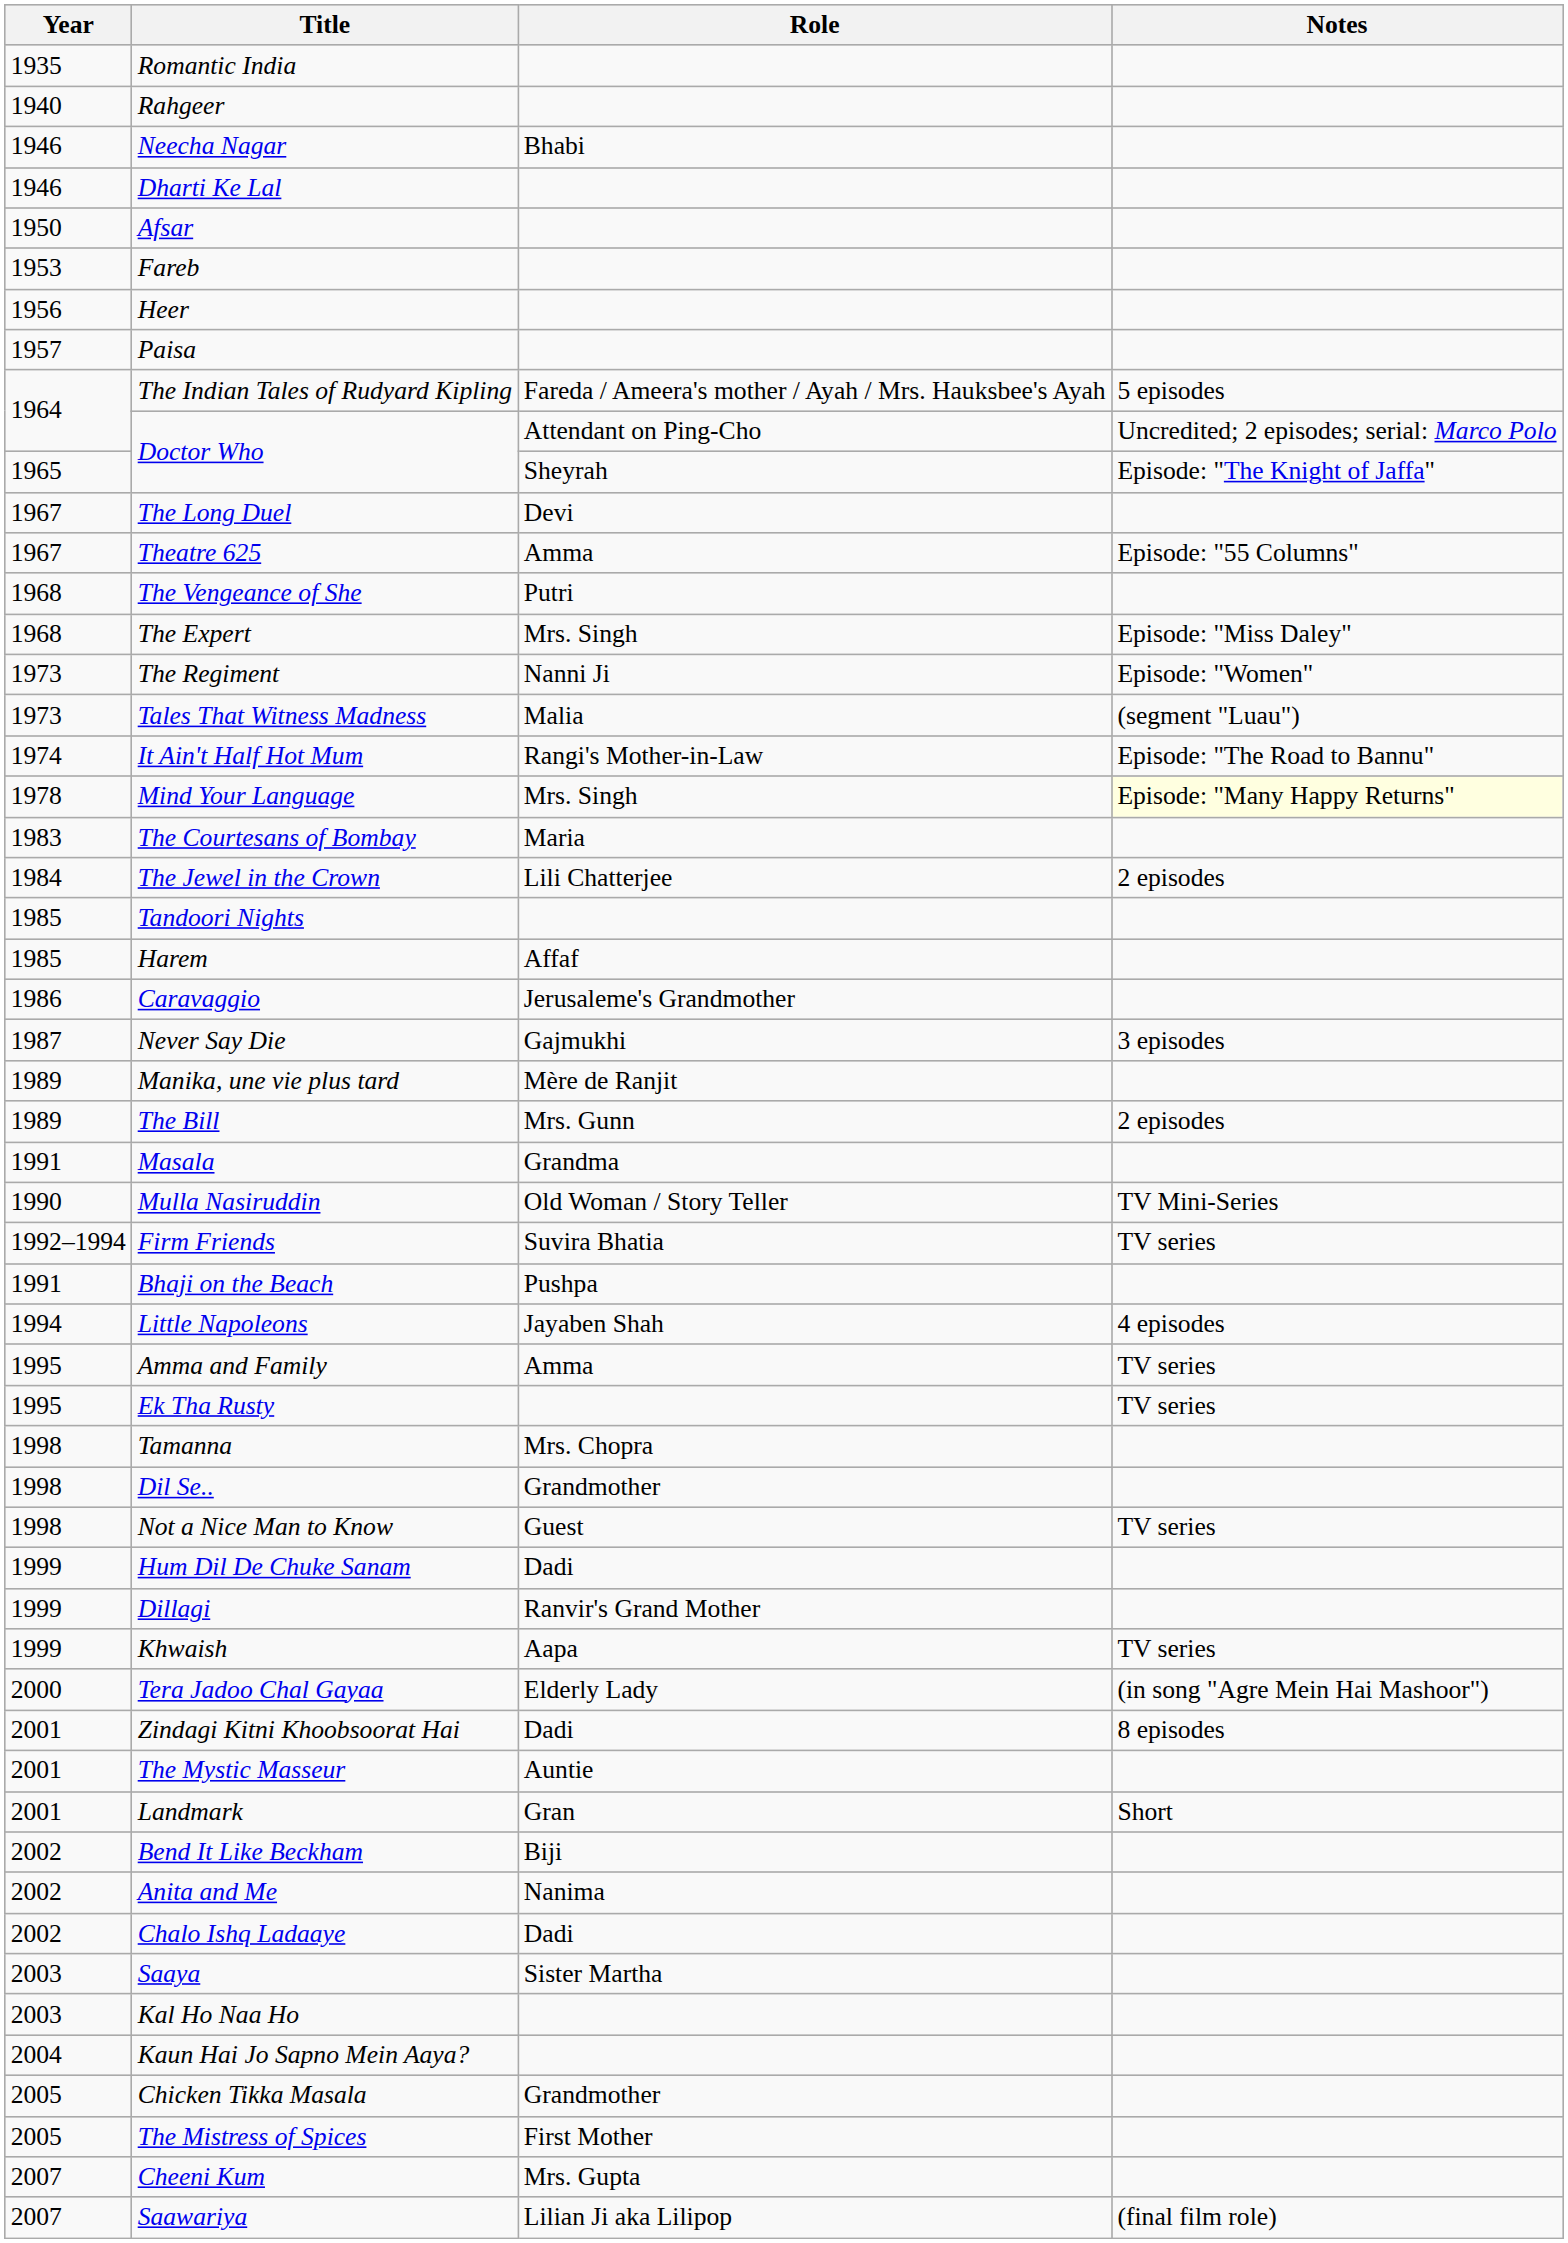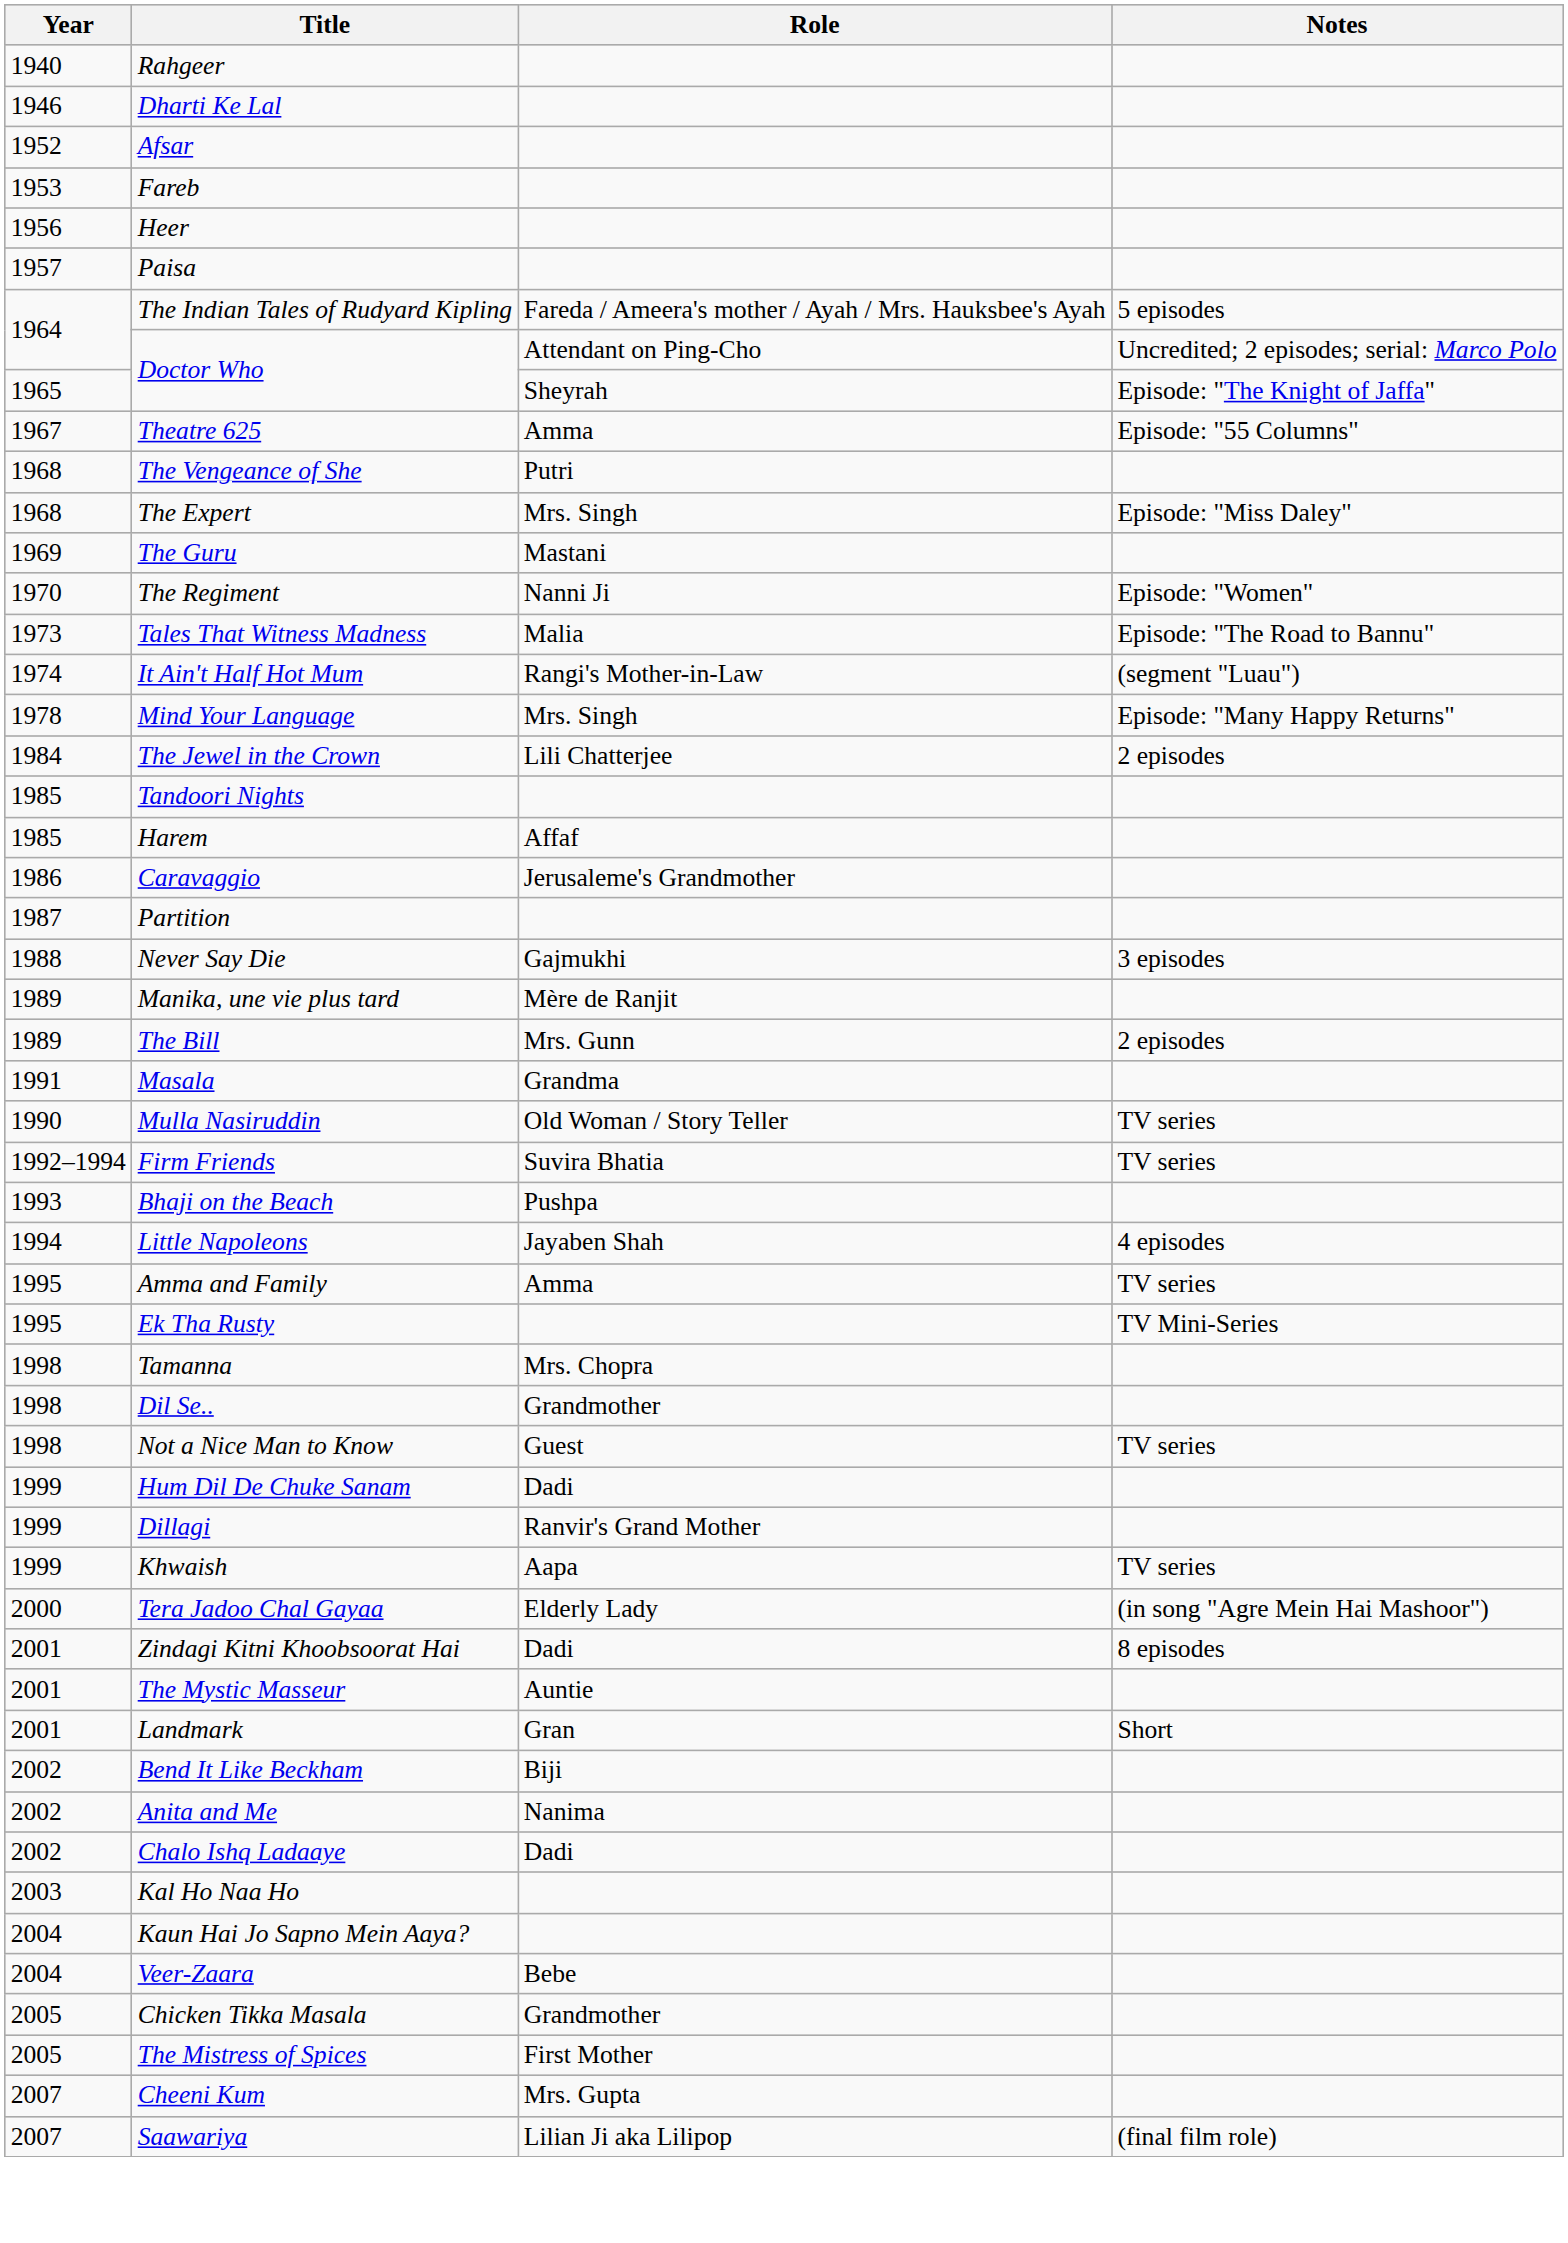- row: (217, 65)
- row: (212, 146)
(36, 227) 1950 -> (36, 146) 1952
- row: (215, 512)
+ row: (187, 552)
(36, 674) 1973 -> (36, 593) 1970
(1209, 715) (segment "Luau") -> (1276, 633) Episode: "The Road to Bannu"
(1276, 755) Episode: "The Road to Bannu" -> (1209, 674) (segment "Luau")
(1286, 796) lightyellow background -> (1286, 715) no background
- row: (277, 836)
+ row: (184, 918)
(36, 1039) 1987 -> (36, 958) 1988
(1198, 1202) TV Mini-Series -> (1167, 1120) TV series
(36, 1283) 1991 -> (36, 1202) 1993
(1167, 1405) TV series -> (1198, 1324) TV Mini-Series
- row: (169, 1973)
+ row: (196, 1973)
